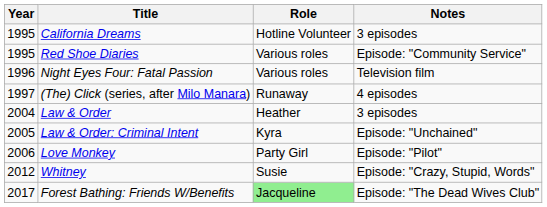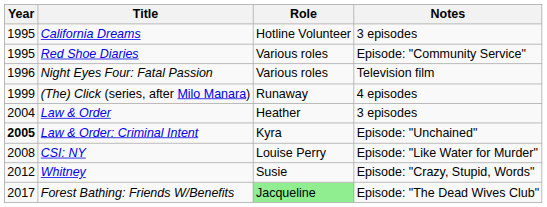(21, 93) 1997 -> (21, 93) 1999
(21, 133) normal -> (21, 133) bold
- row: (78, 152)
+ row: (63, 152)
